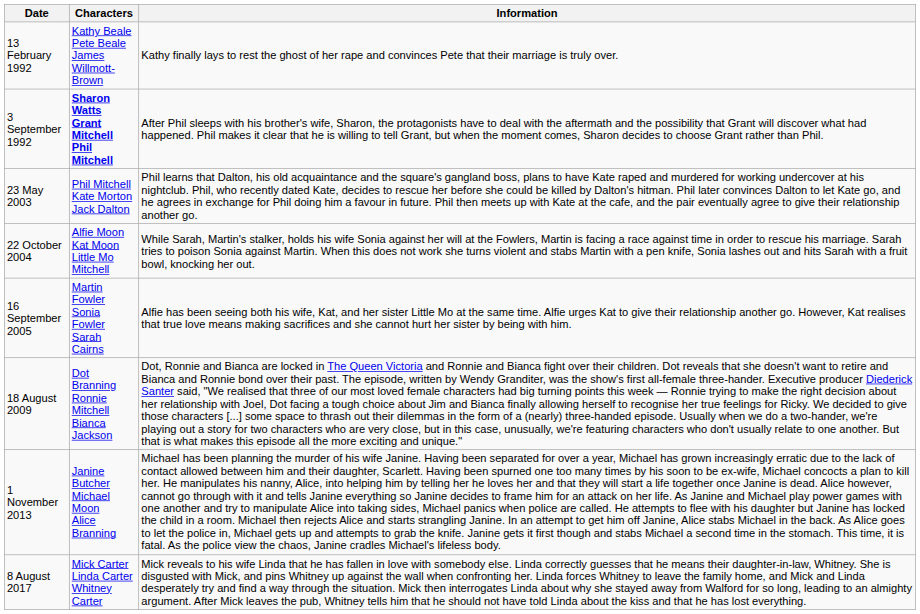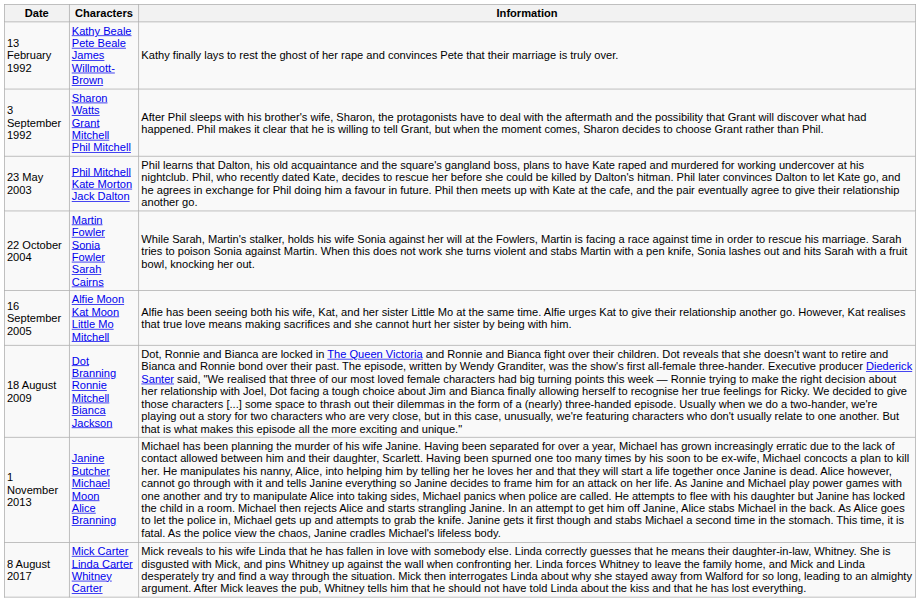(92, 129) bold -> (101, 123) normal
(98, 251) Alfie Moon Kat Moon Little Mo Mitchell -> (88, 251) Martin Fowler Sonia Fowler Sarah Cairns
(88, 318) Martin Fowler Sonia Fowler Sarah Cairns -> (98, 318) Alfie Moon Kat Moon Little Mo Mitchell
